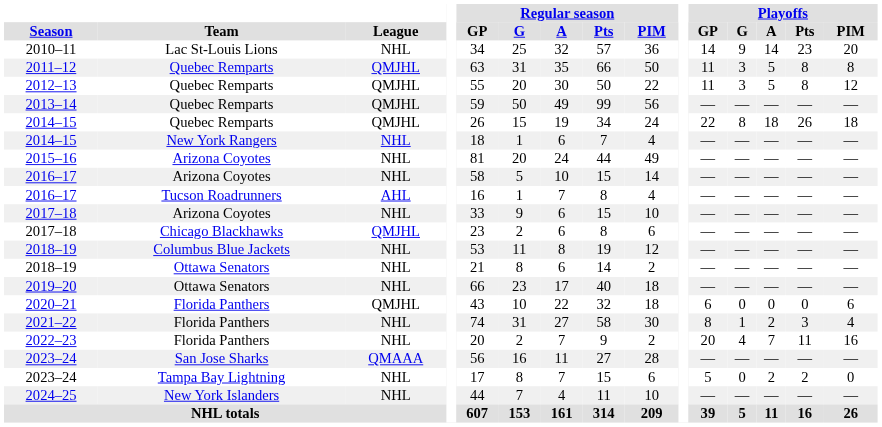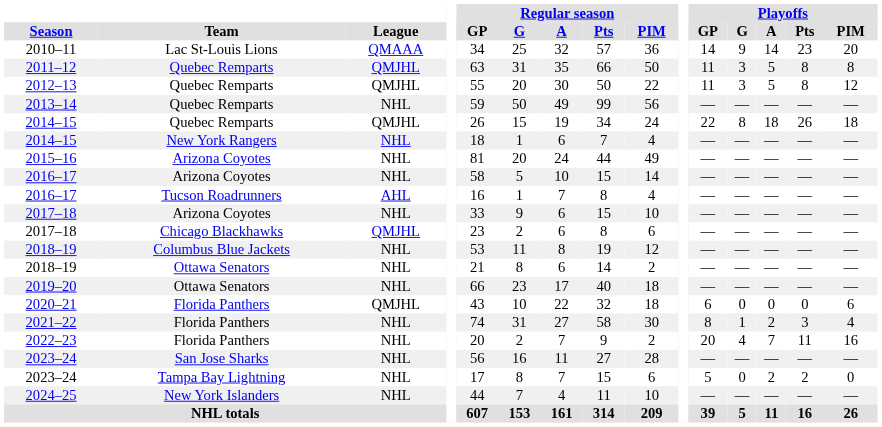(396, 49) NHL -> (396, 49) QMAAA
(396, 104) QMJHL -> (396, 104) NHL
(396, 358) QMAAA -> (396, 358) NHL
